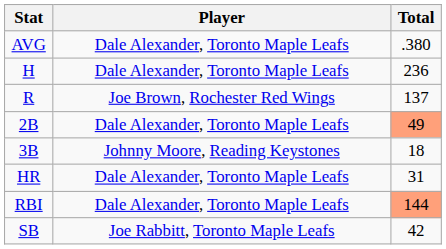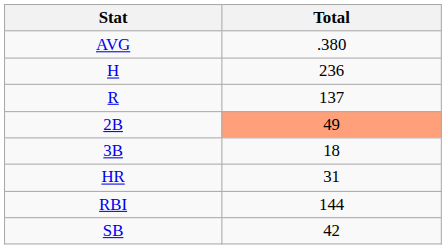- column: (222, 17)
(416, 204) lightsalmon background -> (332, 204) no background
